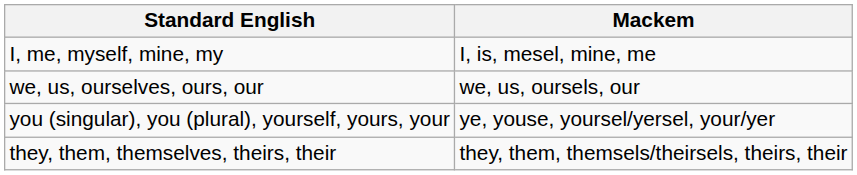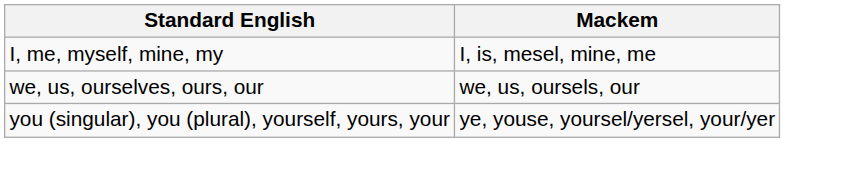- row: (173, 152)
